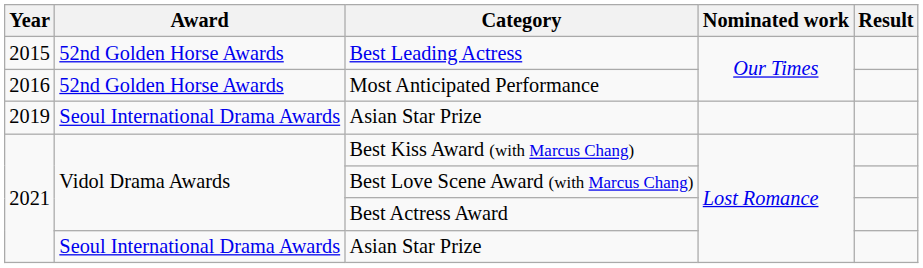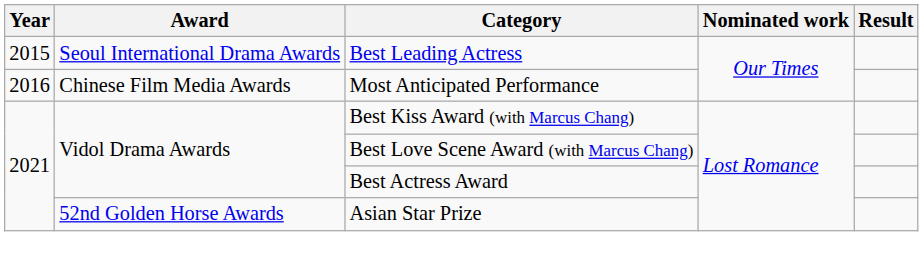(172, 52) 52nd Golden Horse Awards -> (200, 52) Seoul International Drama Awards
(172, 85) 52nd Golden Horse Awards -> (175, 85) Chinese Film Media Awards
- row: (30, 117)
(200, 246) Seoul International Drama Awards -> (172, 213) 52nd Golden Horse Awards
